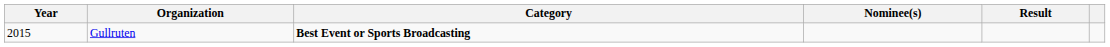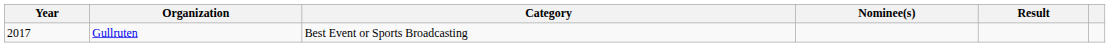(19, 32) 2015 -> (19, 32) 2017
(383, 32) bold -> (386, 32) normal
